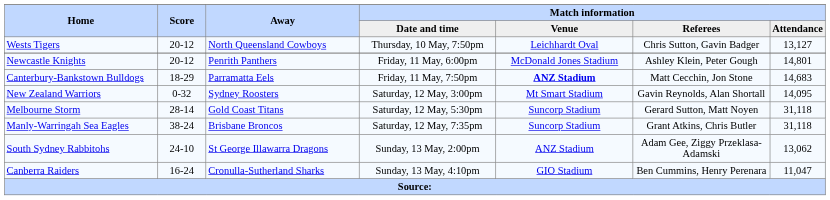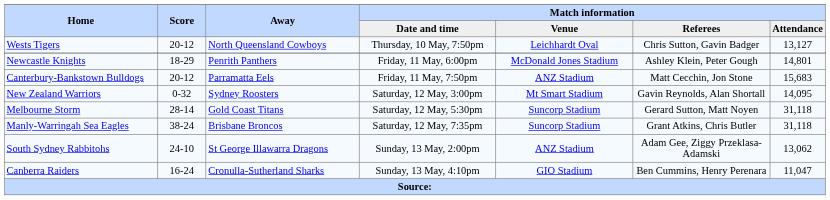(182, 61) 20-12 -> (182, 61) 18-29
(182, 77) 18-29 -> (182, 77) 20-12
(564, 77) bold -> (564, 77) normal
(798, 77) 14,683 -> (798, 77) 15,683
